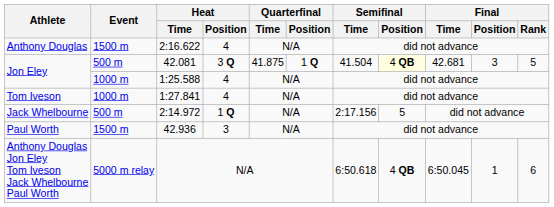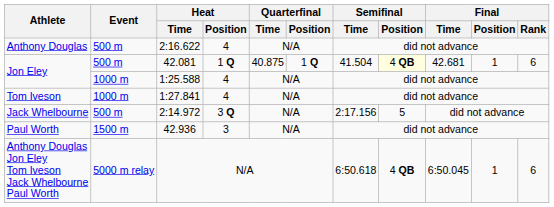(111, 46) 1500 m -> (108, 46) 500 m
(226, 63) 3 Q -> (226, 63) 1 Q
(268, 63) 41.875 -> (268, 63) 40.875
(495, 63) 3 -> (495, 63) 1
(533, 63) 5 -> (533, 63) 6
(226, 113) 1 Q -> (226, 113) 3 Q
